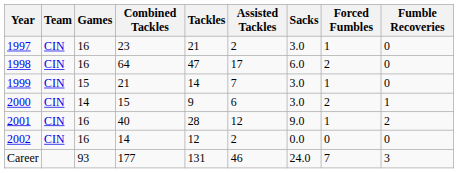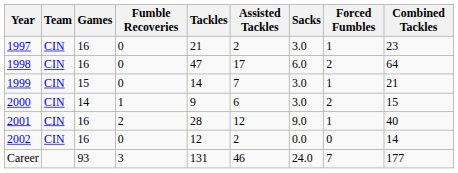columns swapped: (150, 20) <-> (417, 20)
